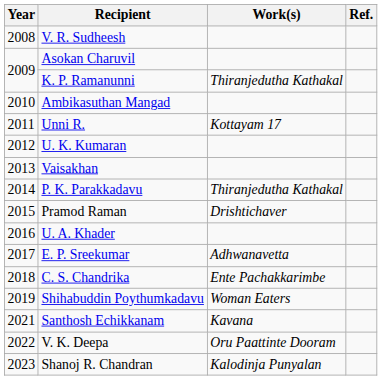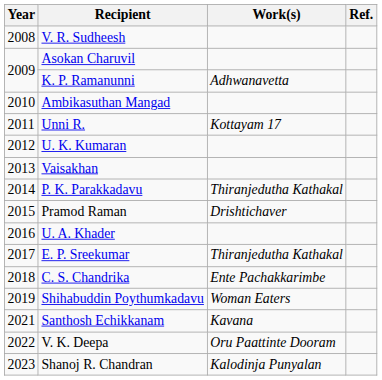(277, 80) Thiranjedutha Kathakal -> (250, 80) Adhwanavetta
(250, 255) Adhwanavetta -> (277, 255) Thiranjedutha Kathakal
